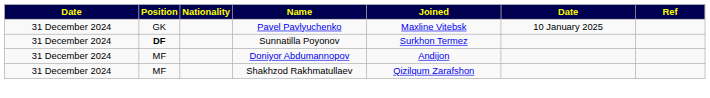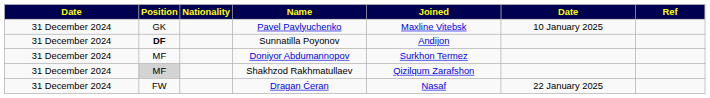(434, 42) Surkhon Termez -> (434, 42) Andijon
(434, 56) Andijon -> (434, 56) Surkhon Termez
(159, 71) no background -> (159, 71) lightgrey background
+ row: (299, 86)
